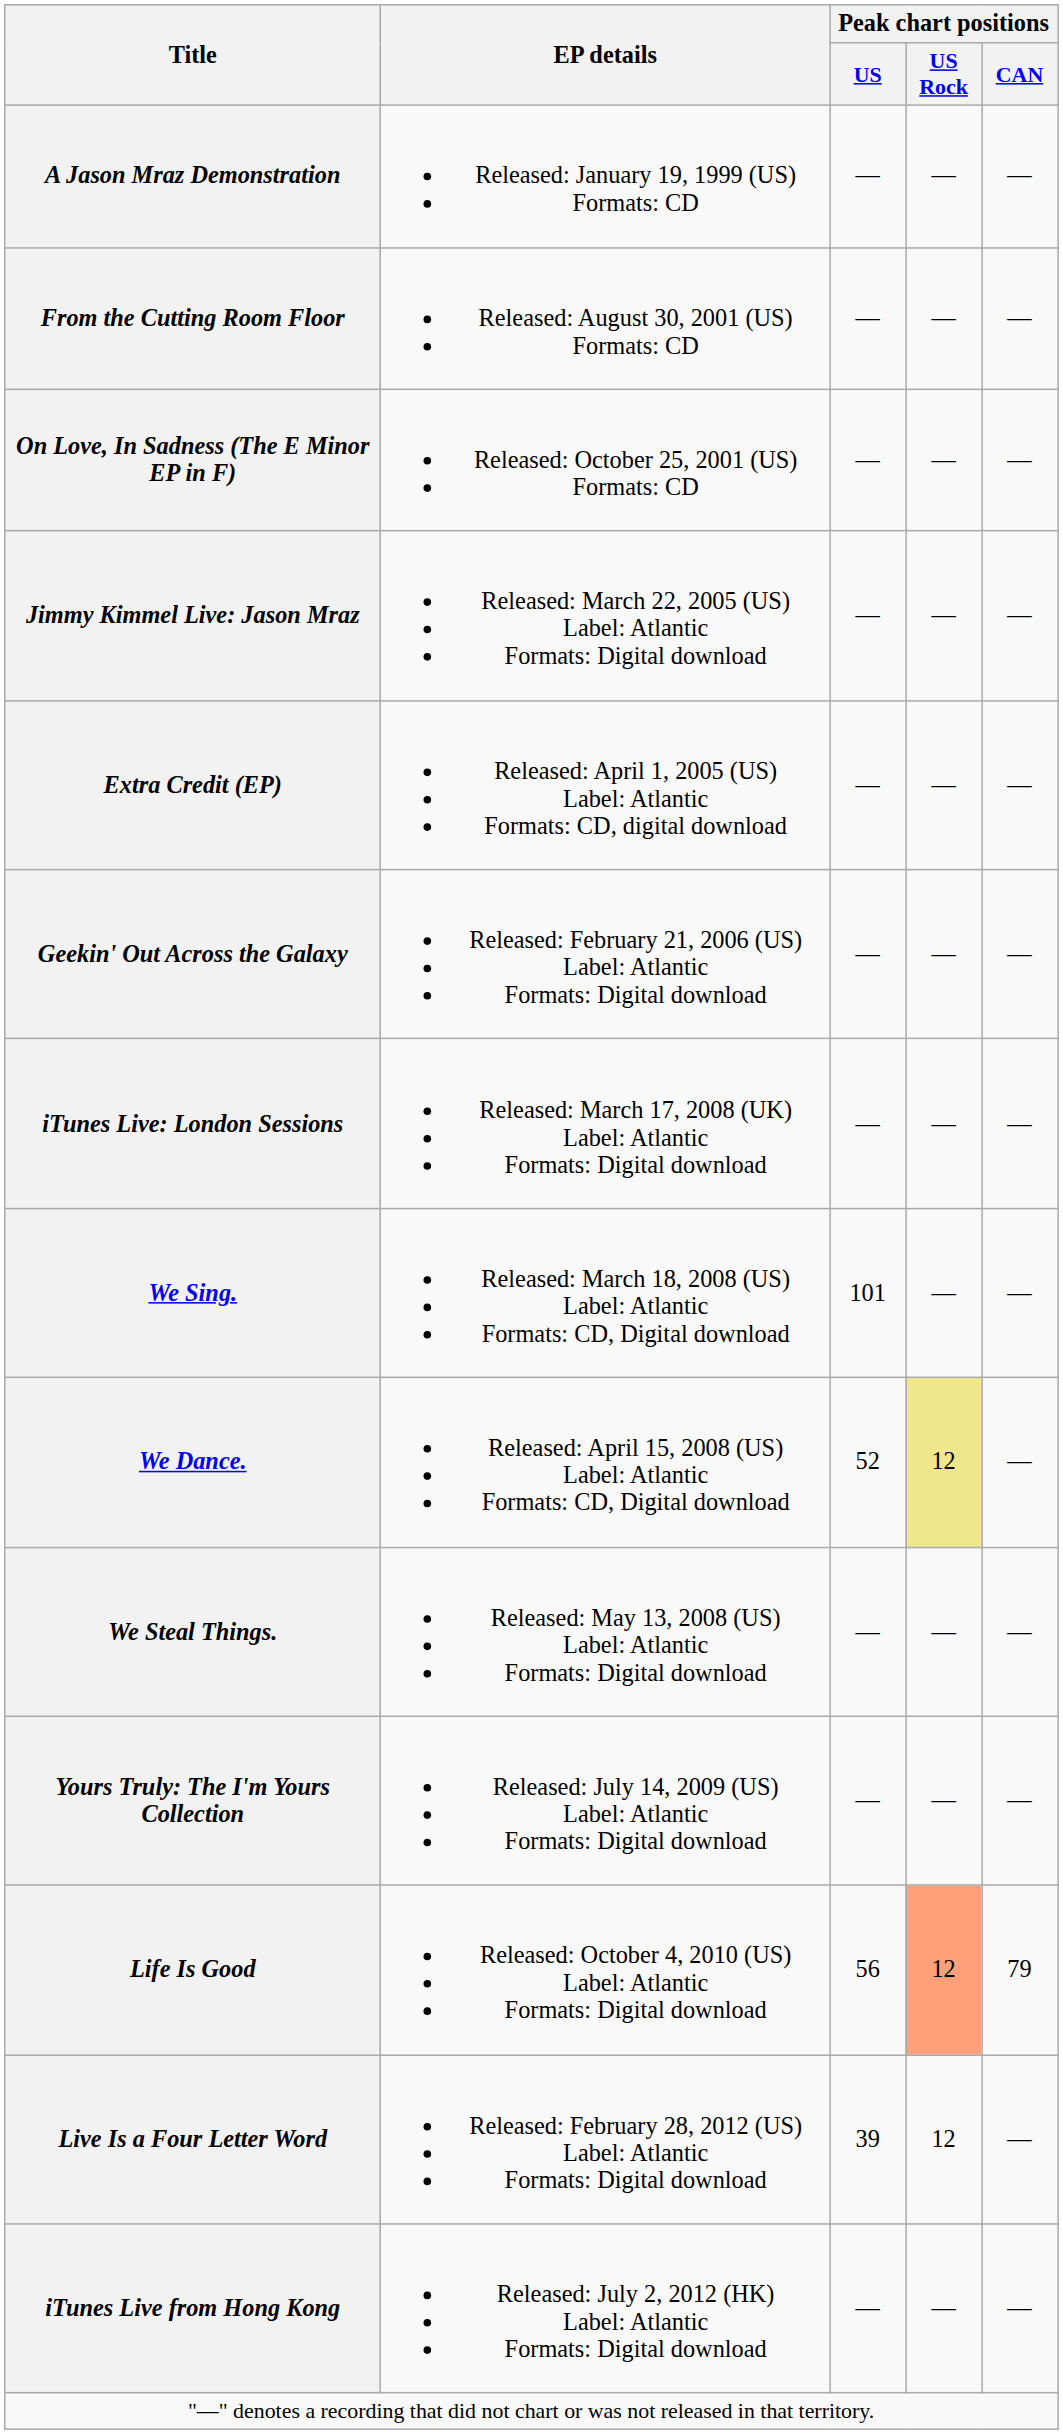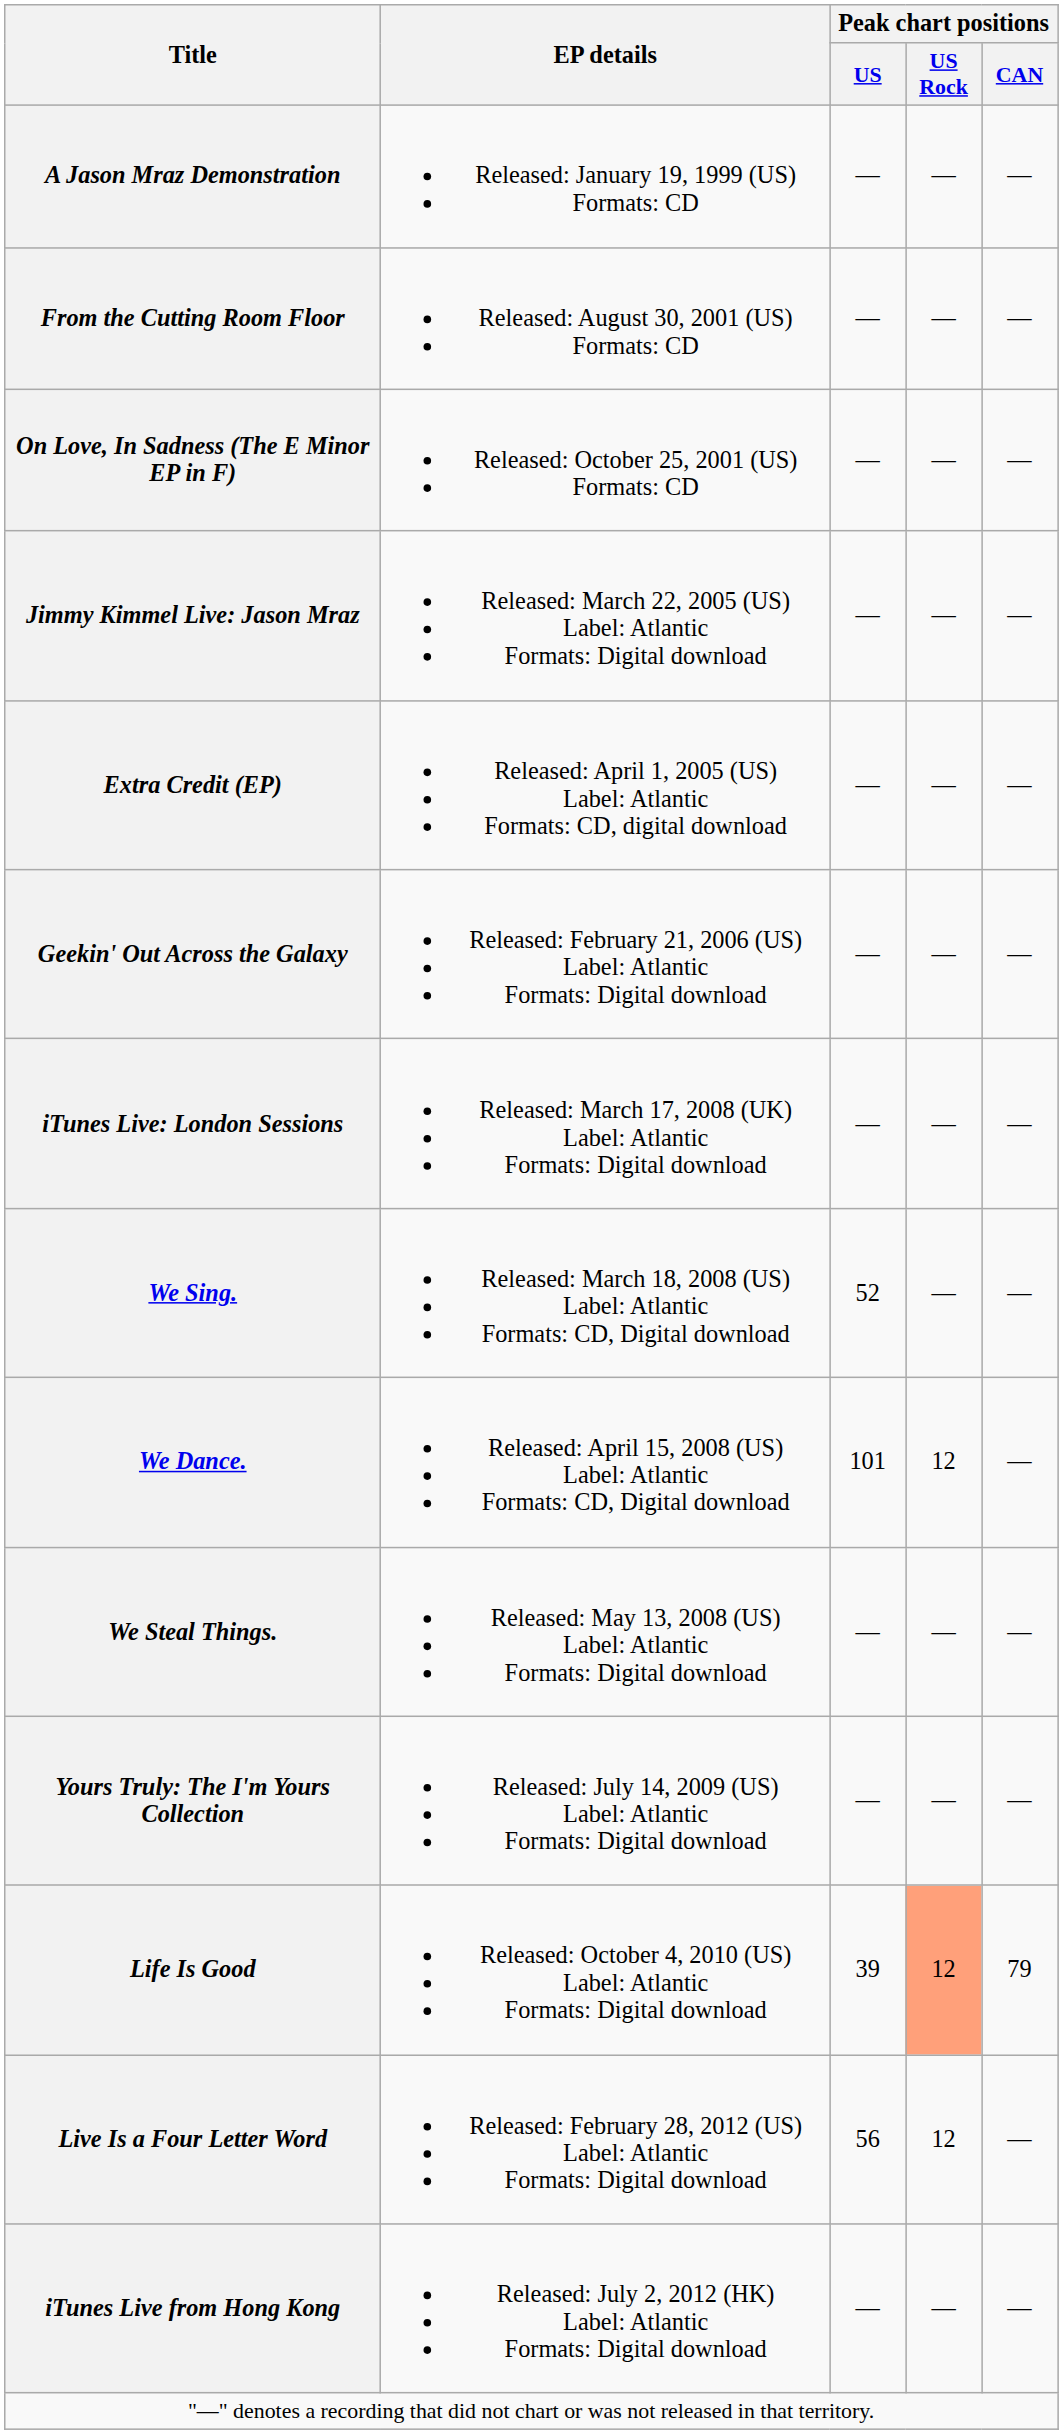(868, 1292) 101 -> (868, 1292) 52
(868, 1461) 52 -> (868, 1461) 101
(944, 1461) khaki background -> (944, 1461) no background
(868, 1969) 56 -> (868, 1969) 39
(868, 2139) 39 -> (868, 2139) 56
